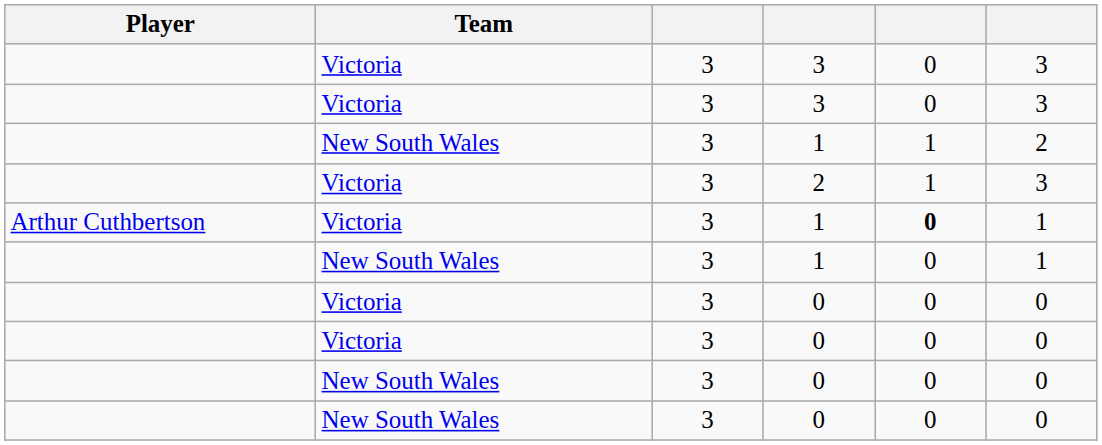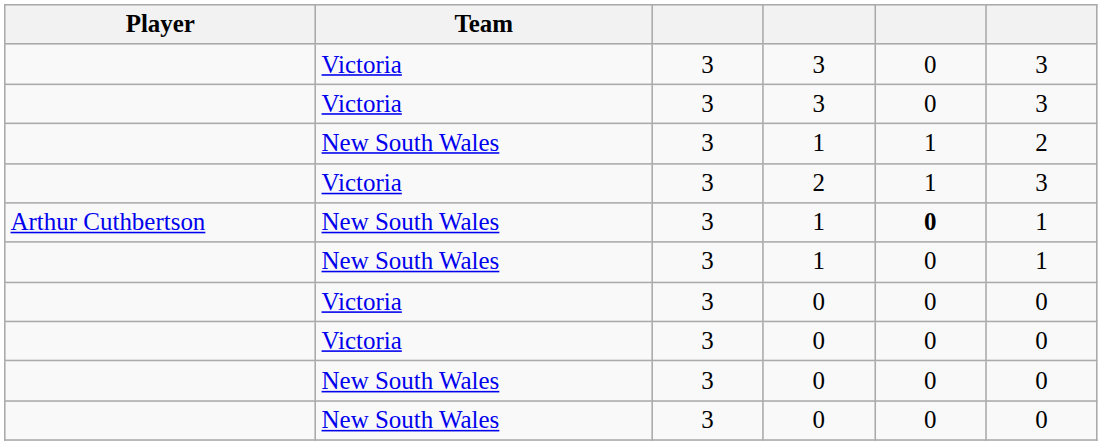(362, 222) Victoria -> (410, 222) New South Wales
